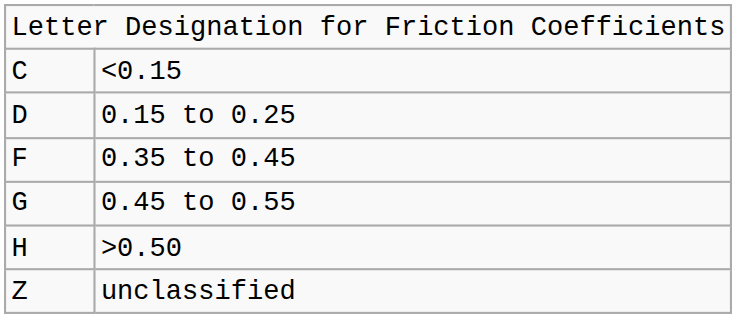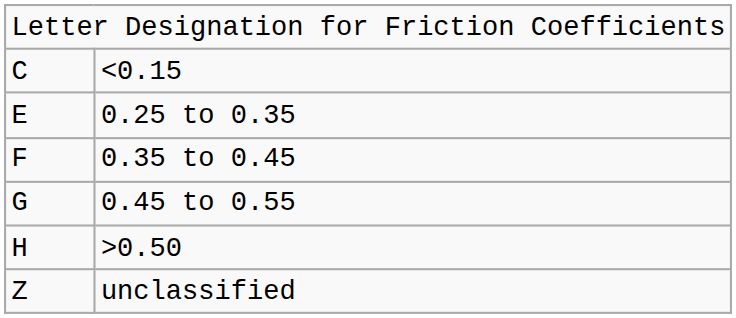- row: (198, 115)
+ row: (198, 115)
